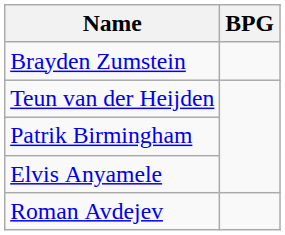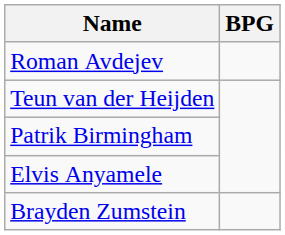rows swapped: (87, 211) <-> (98, 60)
